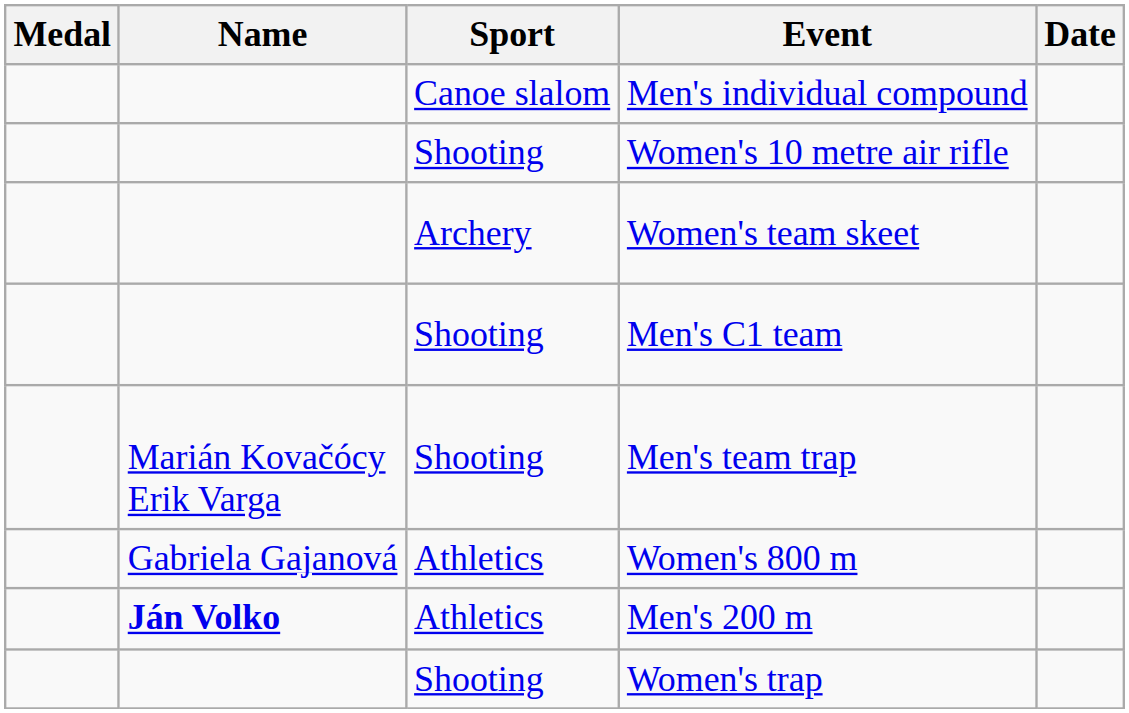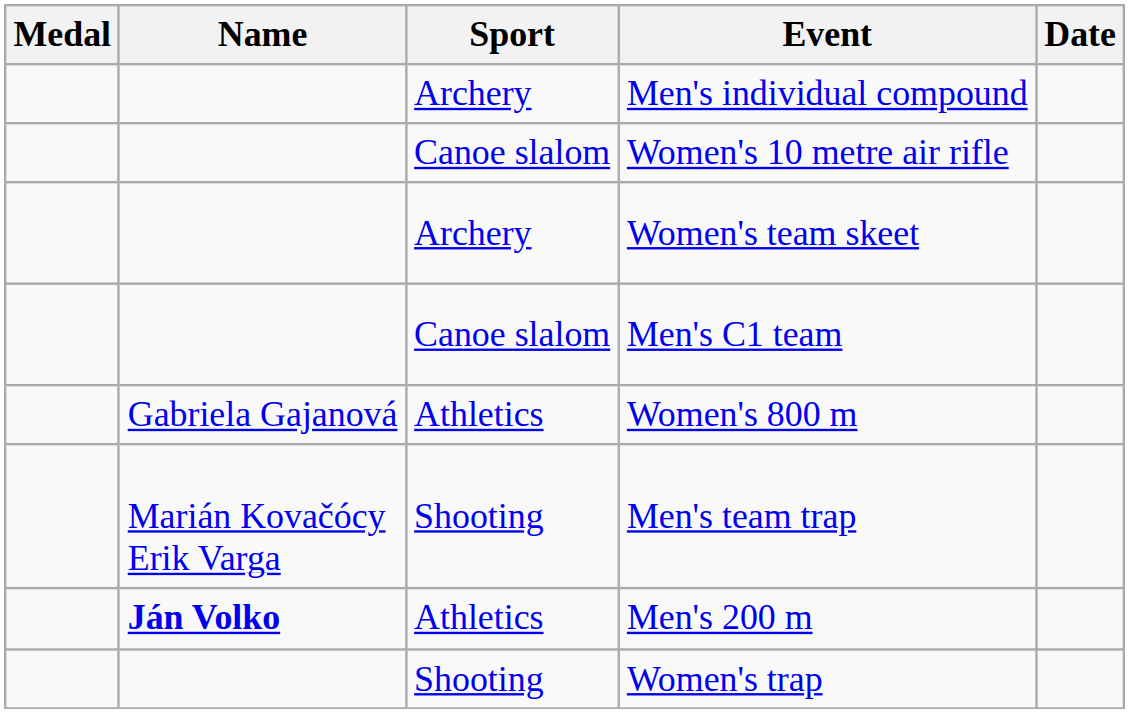(512, 93) Canoe slalom -> (473, 93) Archery
(479, 152) Shooting -> (512, 152) Canoe slalom
(479, 334) Shooting -> (512, 334) Canoe slalom
rows swapped: (742, 457) <-> (742, 559)
